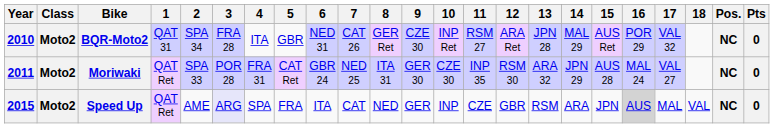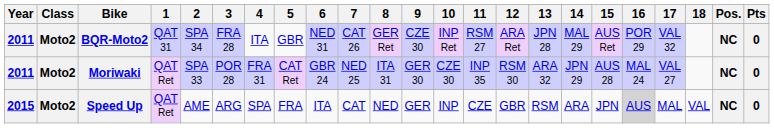(21, 40) 2010 -> (21, 40) 2011
(229, 106) lavender background -> (229, 106) no background
